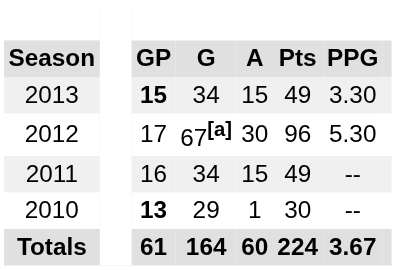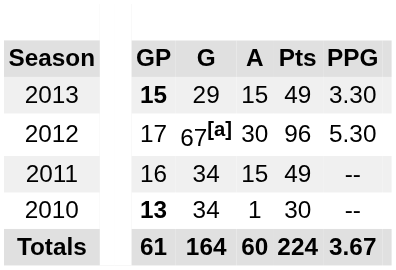(206, 94) 34 -> (206, 94) 29
(206, 210) 29 -> (206, 210) 34
